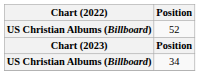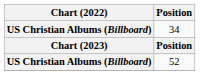rows swapped: (174, 29) <-> (174, 62)
